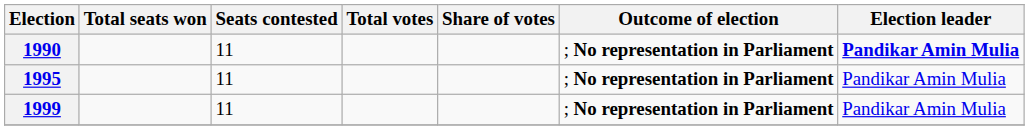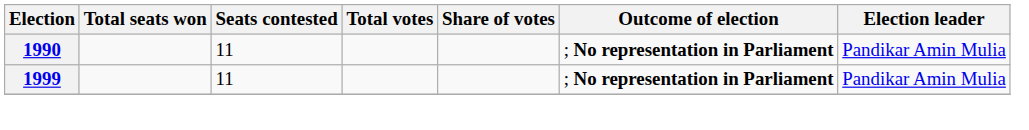(931, 49) bold -> (924, 49) normal
- row: (42, 79)
